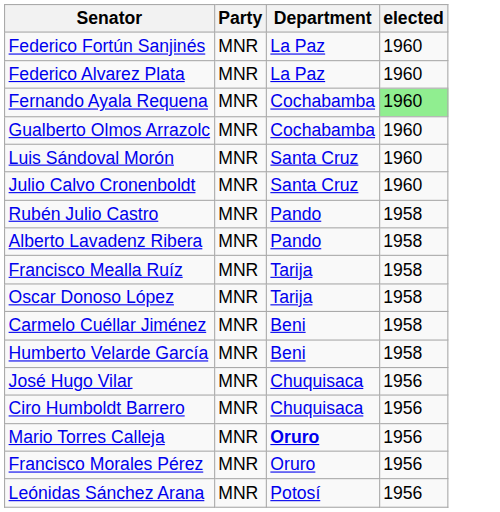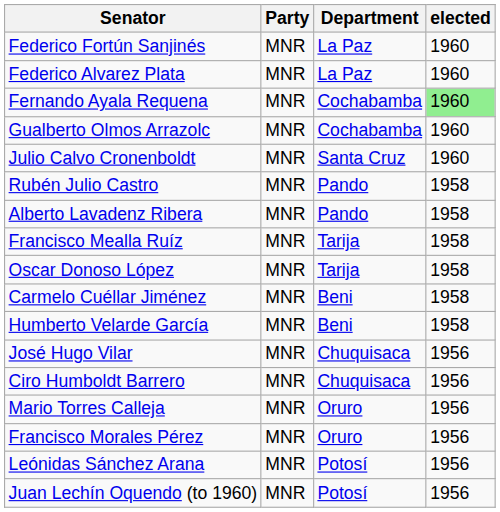- row: (91, 158)
(295, 437) bold -> (340, 409) normal
+ row: (133, 492)
